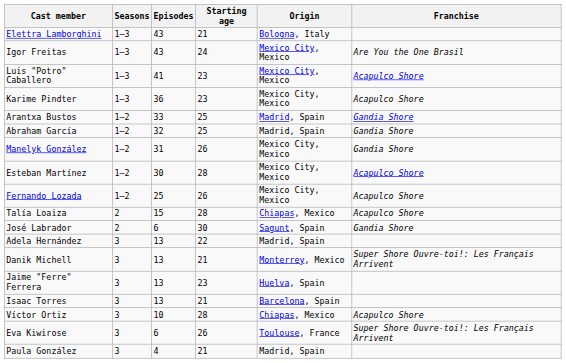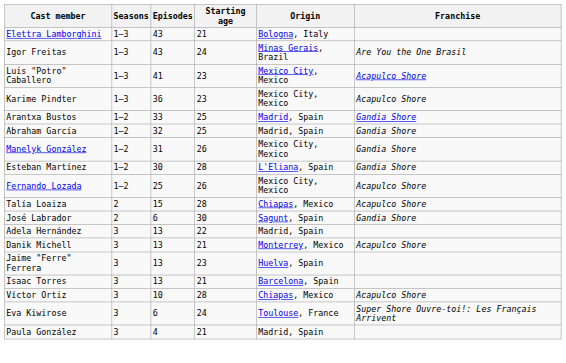(289, 53) Mexico City, Mexico -> (291, 53) Minas Gerais, Brazil
(289, 172) Mexico City, Mexico -> (296, 168) L'Eliana, Spain
(389, 172) Acapulco Shore -> (386, 168) Gandia Shore
(444, 259) Super Shore Ouvre-toi!: Les Français Arrivent -> (391, 245) Acapulco Shore
(202, 333) 26 -> (202, 314) 24
